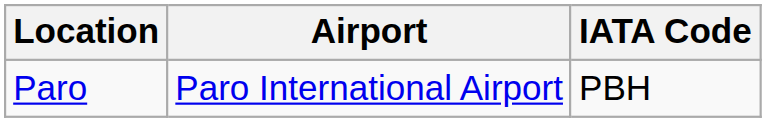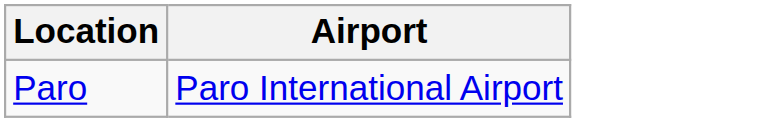- column: (665, 32)
